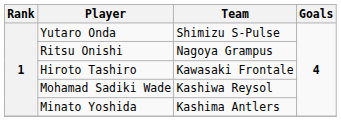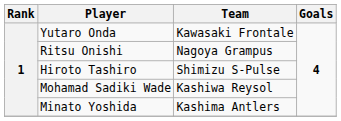(228, 32) Shimizu S-Pulse -> (235, 32) Kawasaki Frontale
(235, 70) Kawasaki Frontale -> (228, 70) Shimizu S-Pulse
